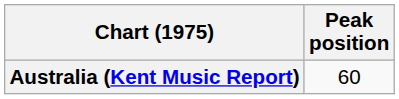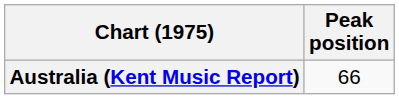(349, 76) 60 -> (349, 76) 66
